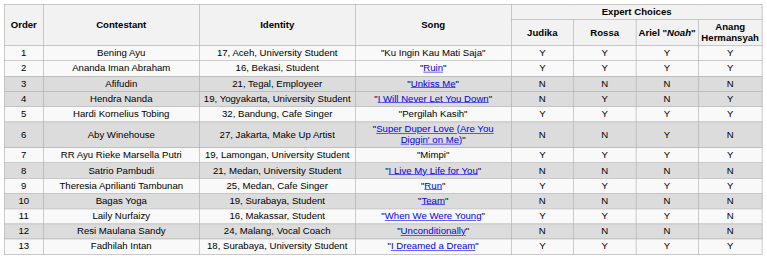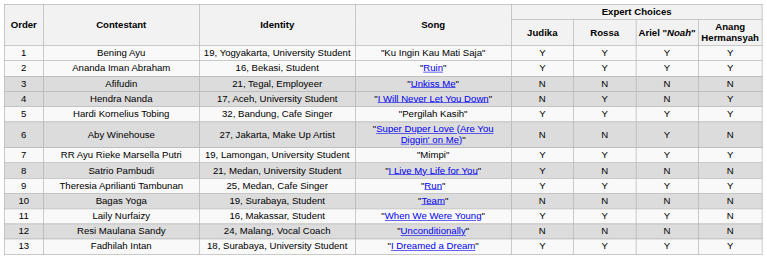(277, 53) 17, Aceh, University Student -> (277, 53) 19, Yogyakarta, University Student
(277, 99) 19, Yogyakarta, University Student -> (277, 99) 17, Aceh, University Student
(542, 170) N -> (542, 170) Y
